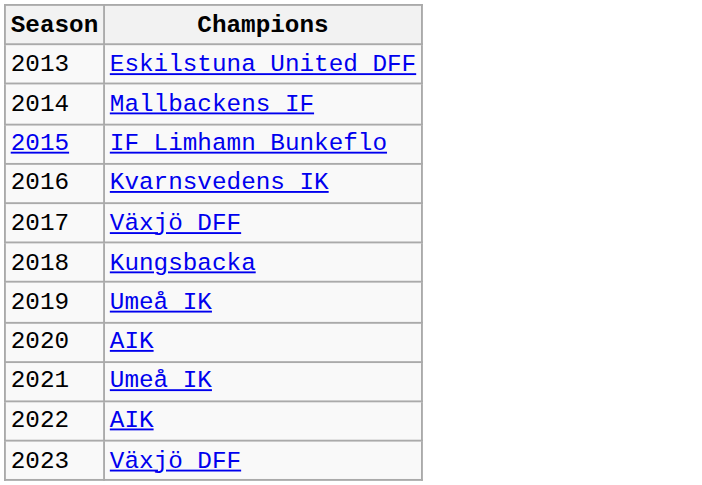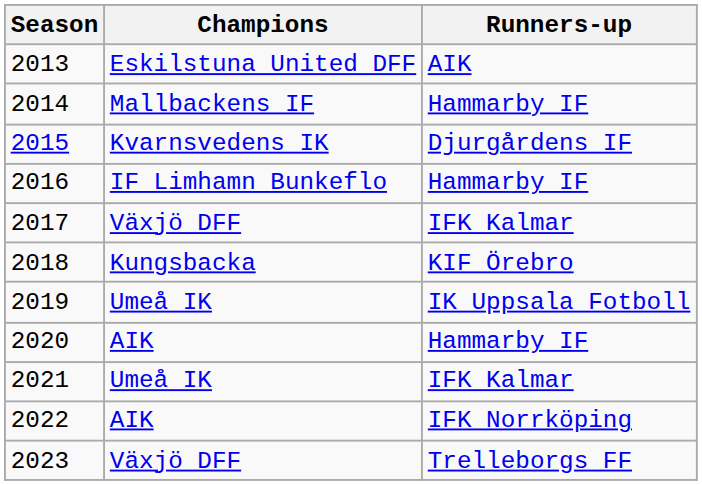+ column: (559, 25)
(248, 144) IF Limhamn Bunkeflo -> (219, 144) Kvarnsvedens IK
(219, 183) Kvarnsvedens IK -> (248, 183) IF Limhamn Bunkeflo
